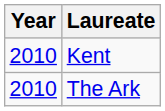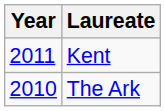(33, 55) 2010 -> (32, 55) 2011
